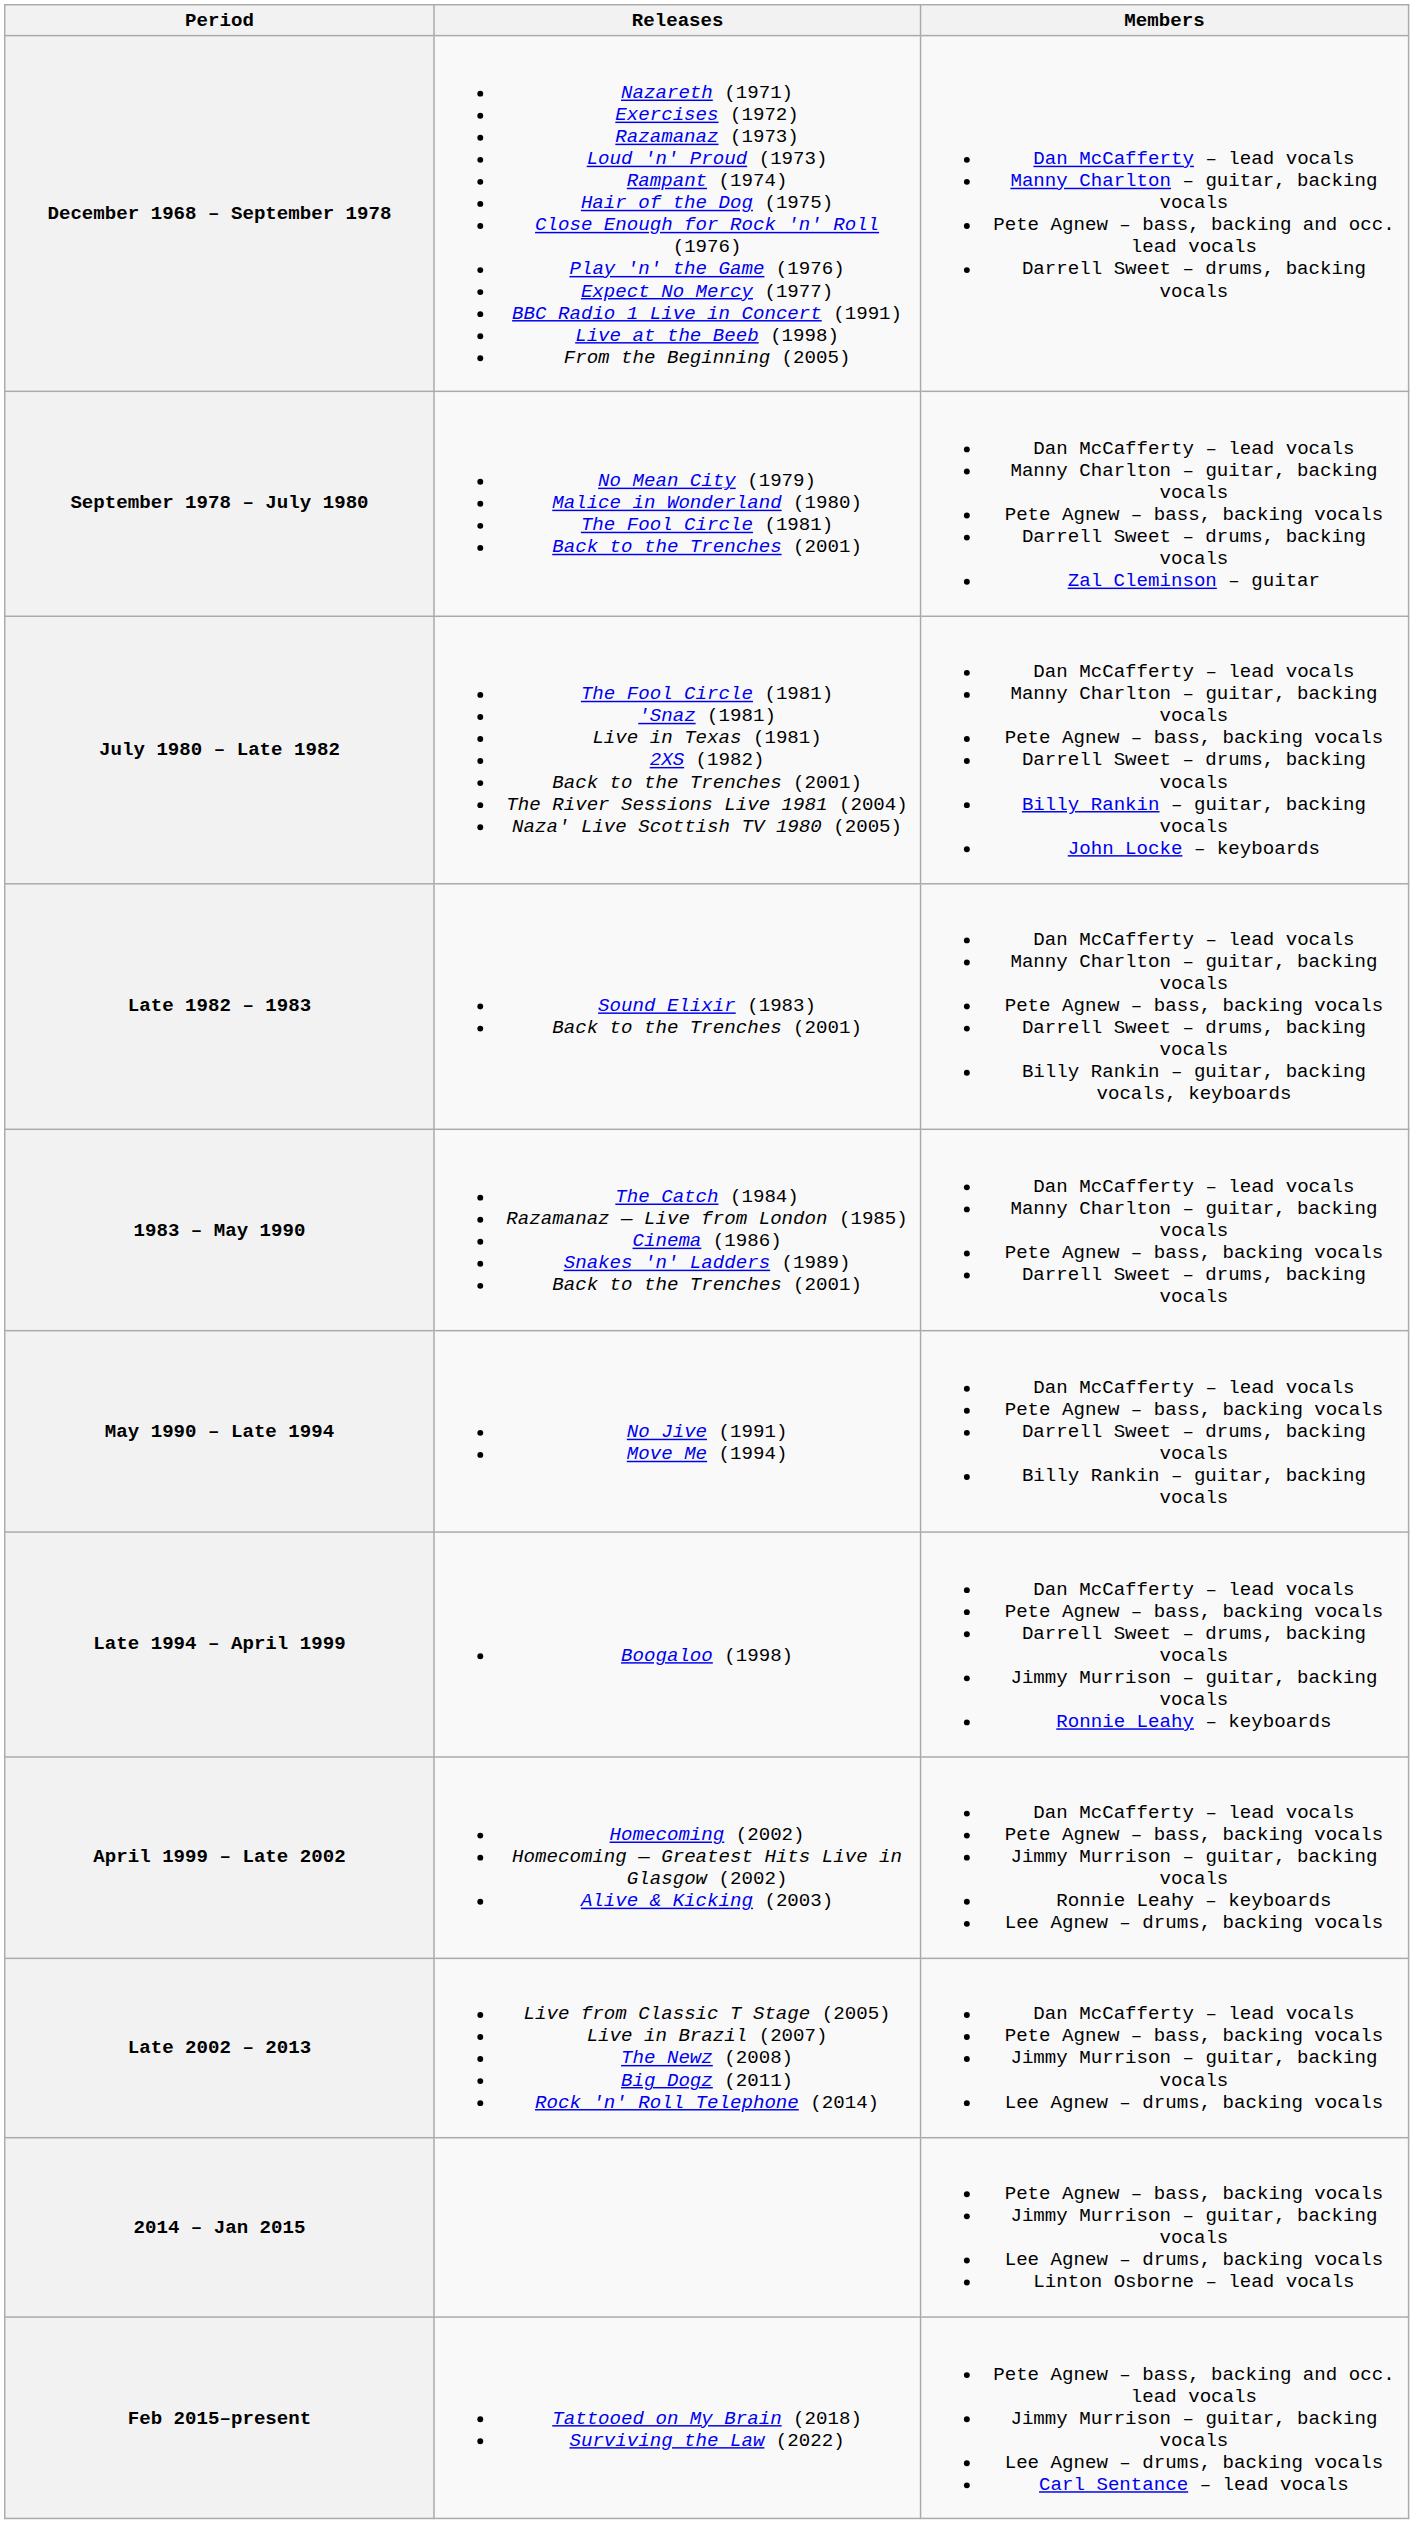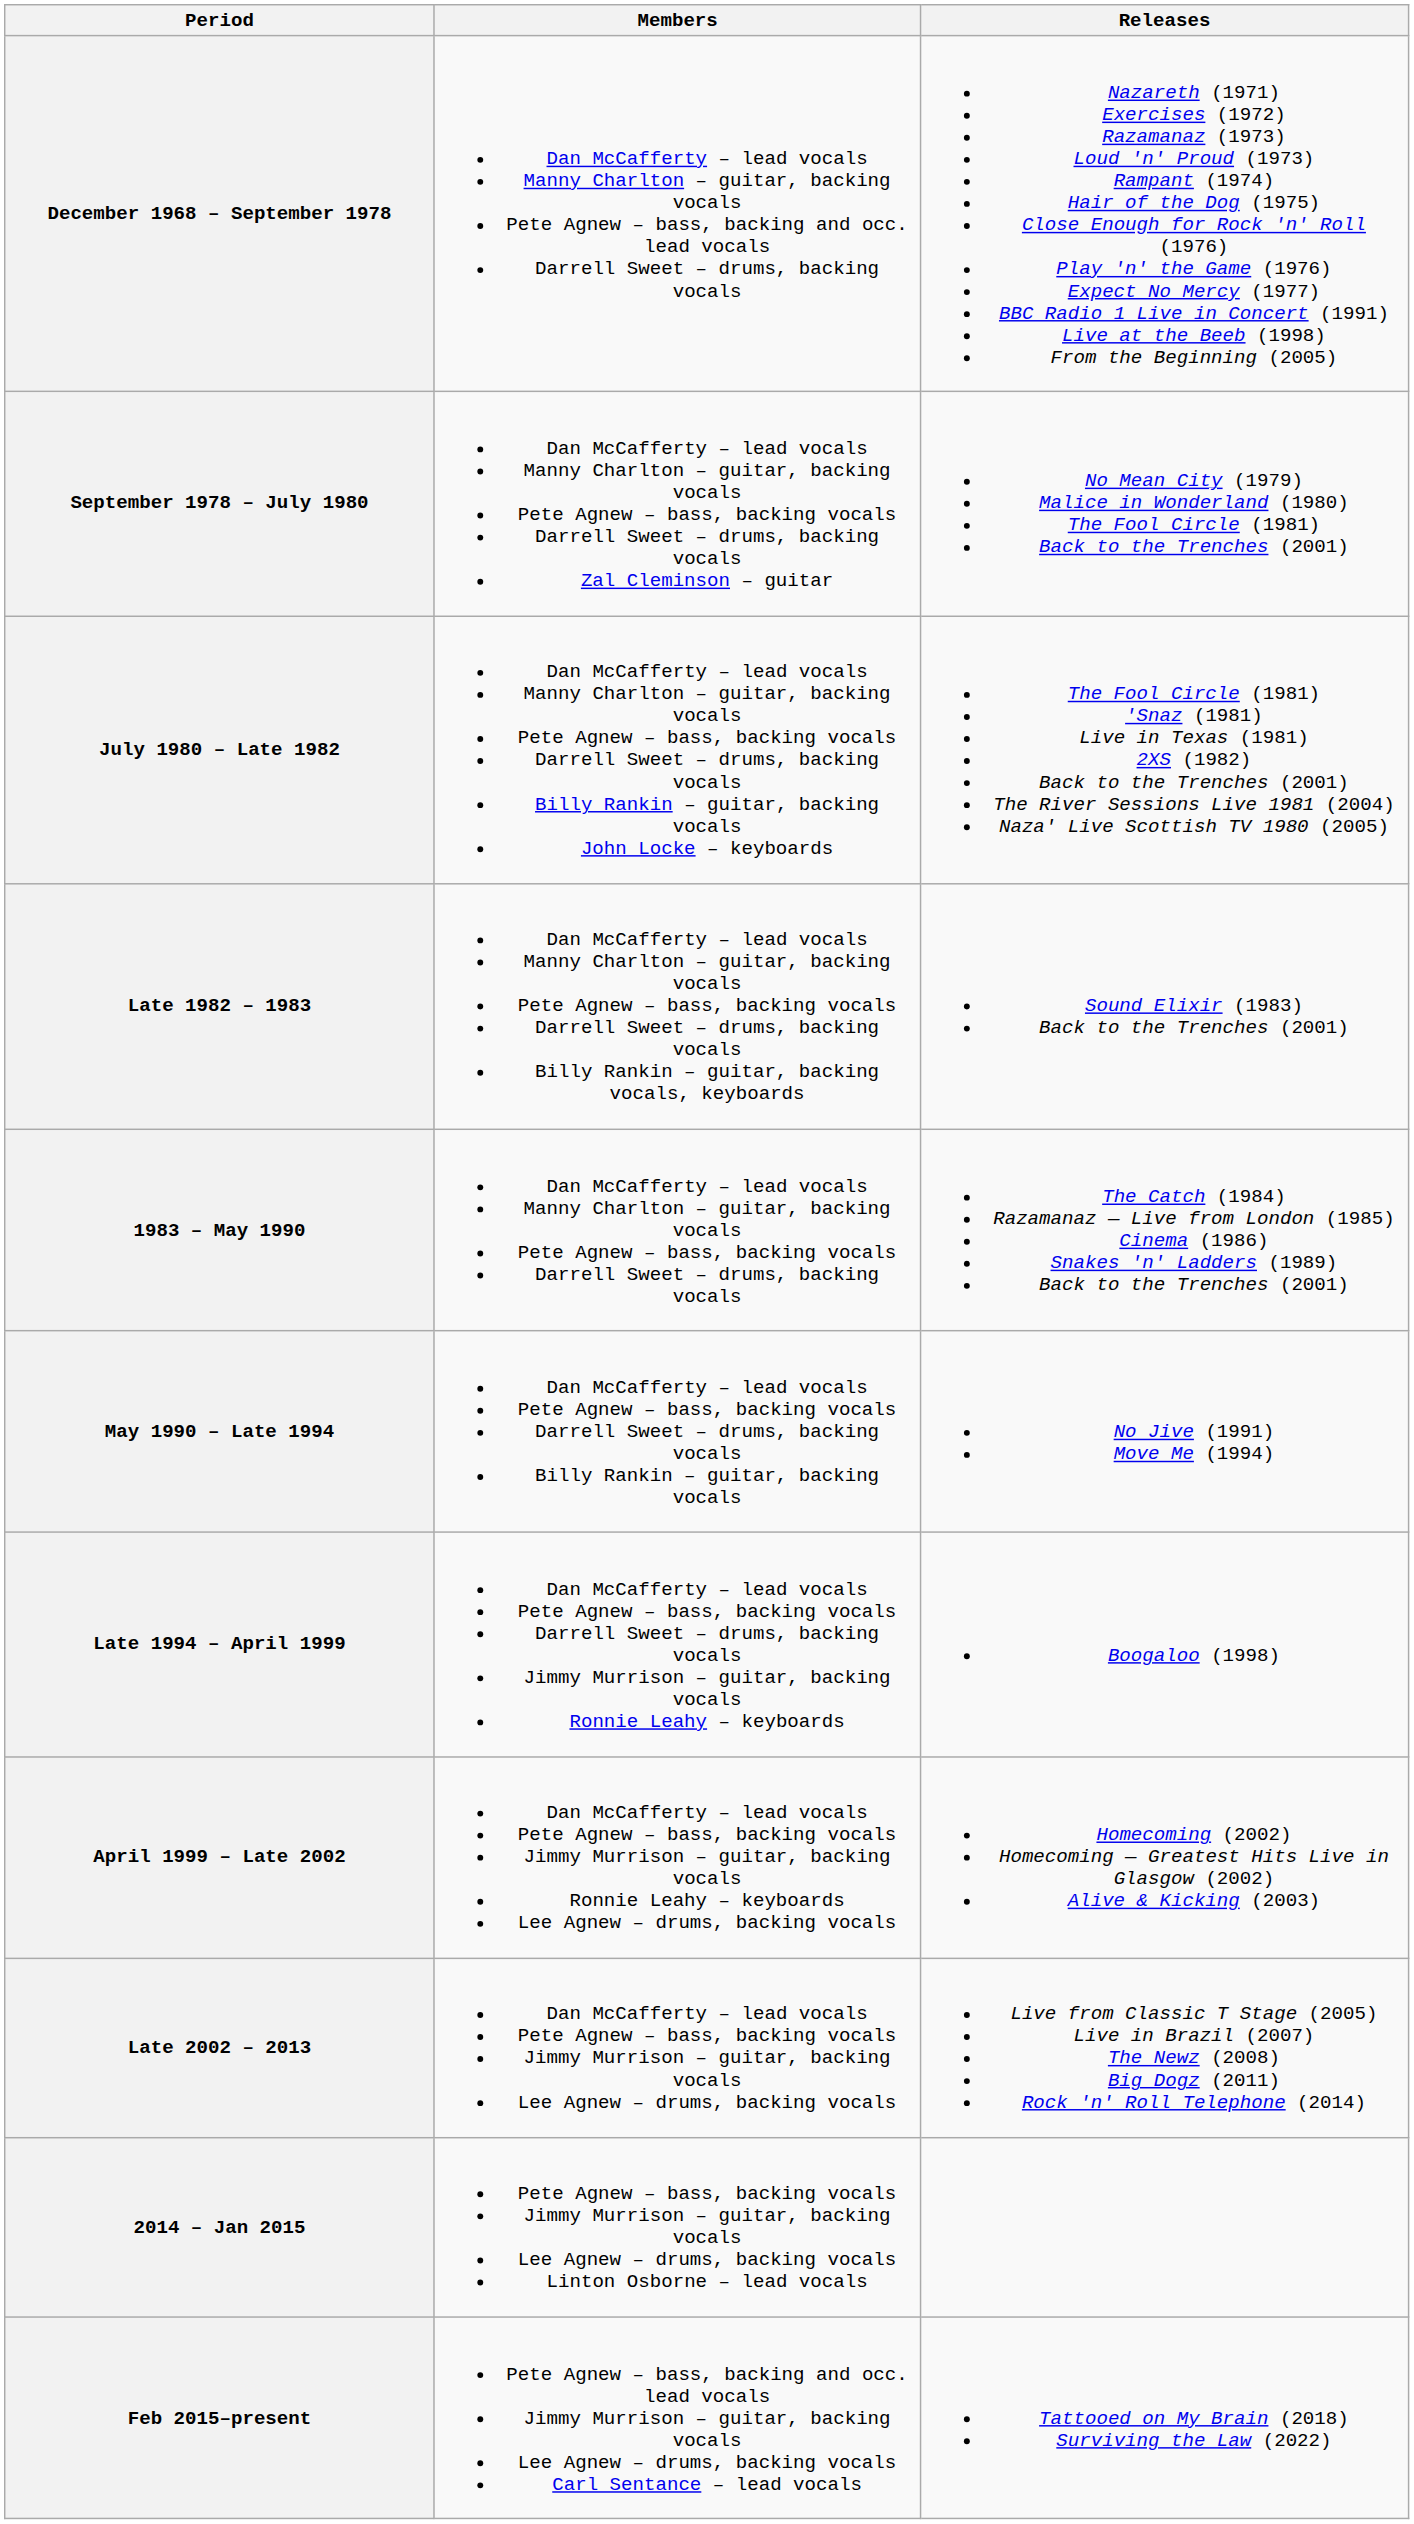columns swapped: (1165, 20) <-> (678, 20)
